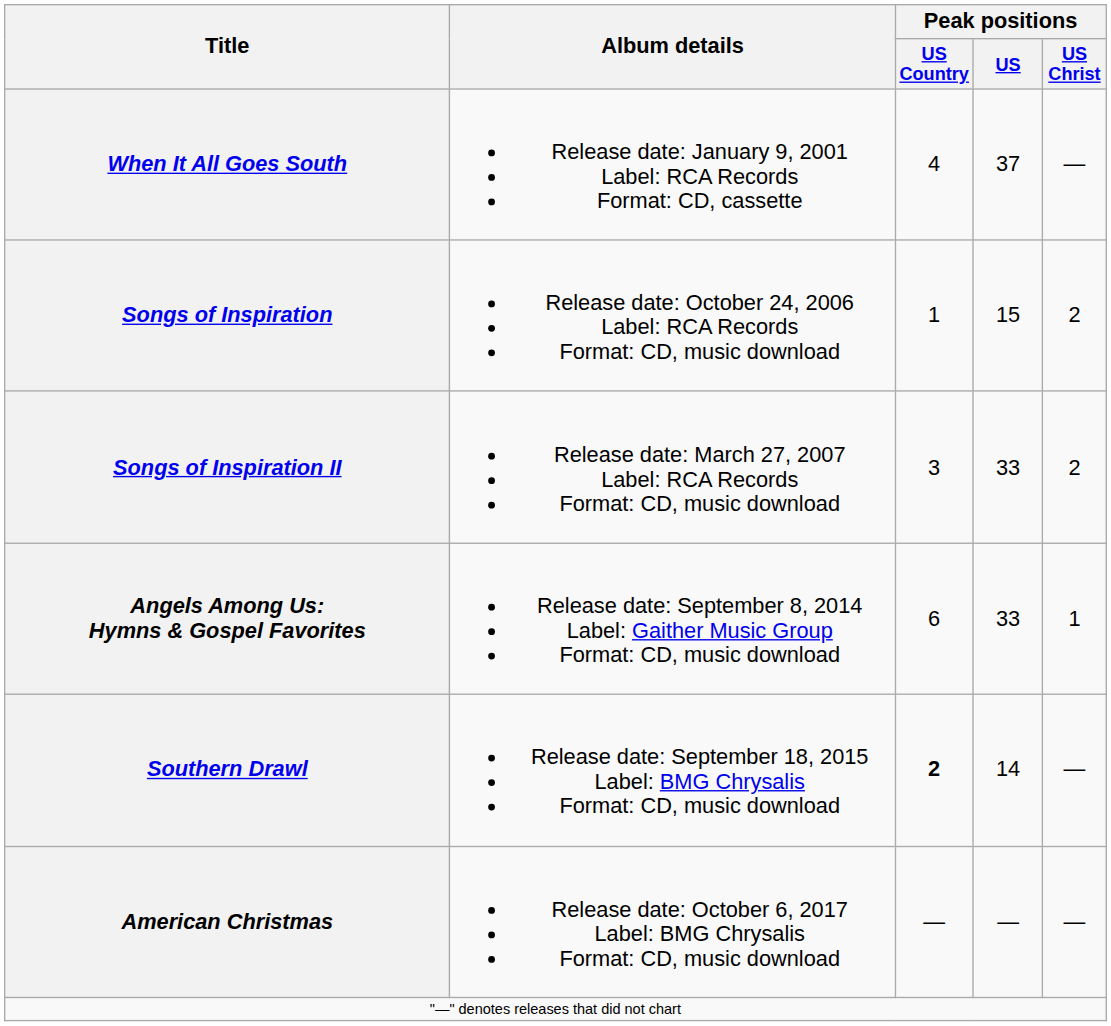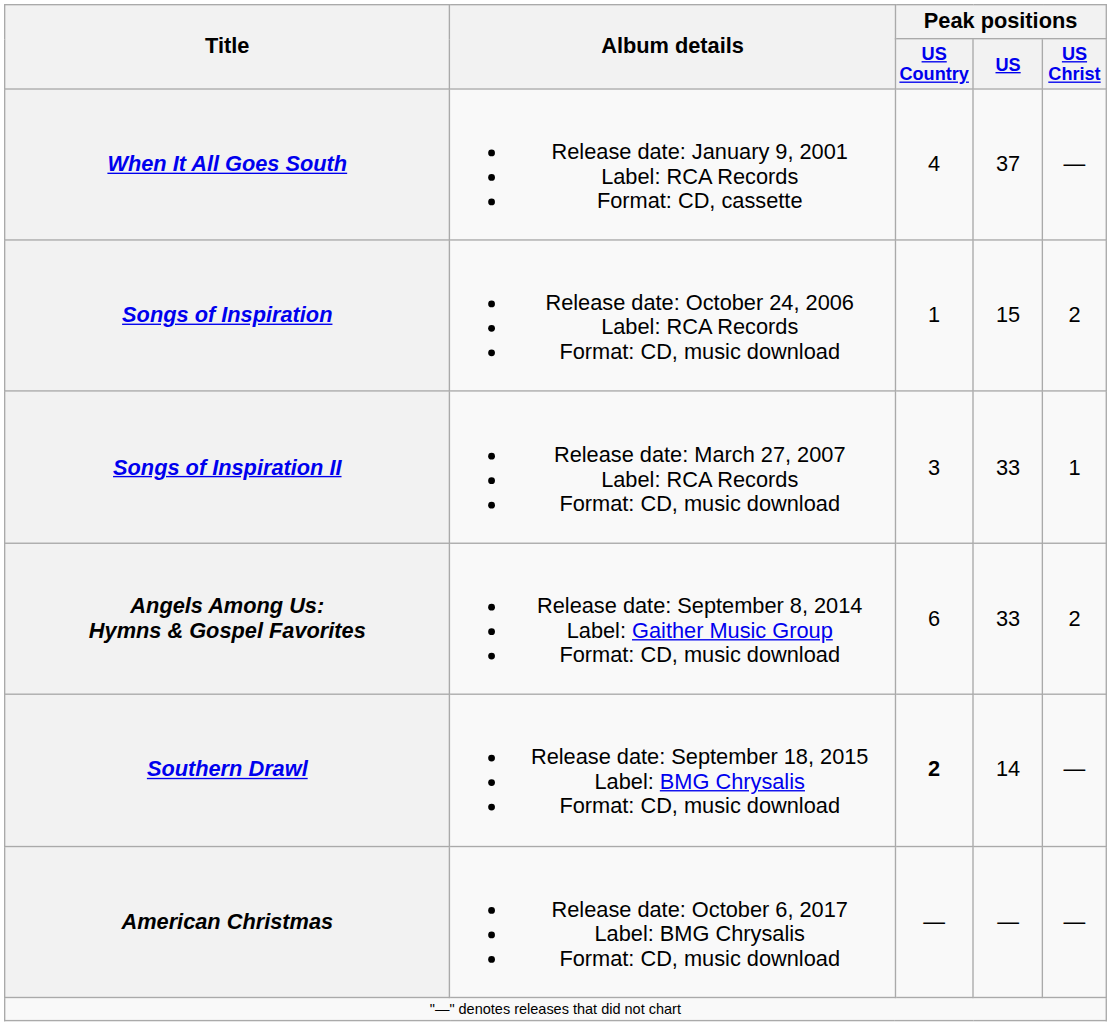(1074, 467) 2 -> (1074, 467) 1
(1074, 618) 1 -> (1074, 618) 2
